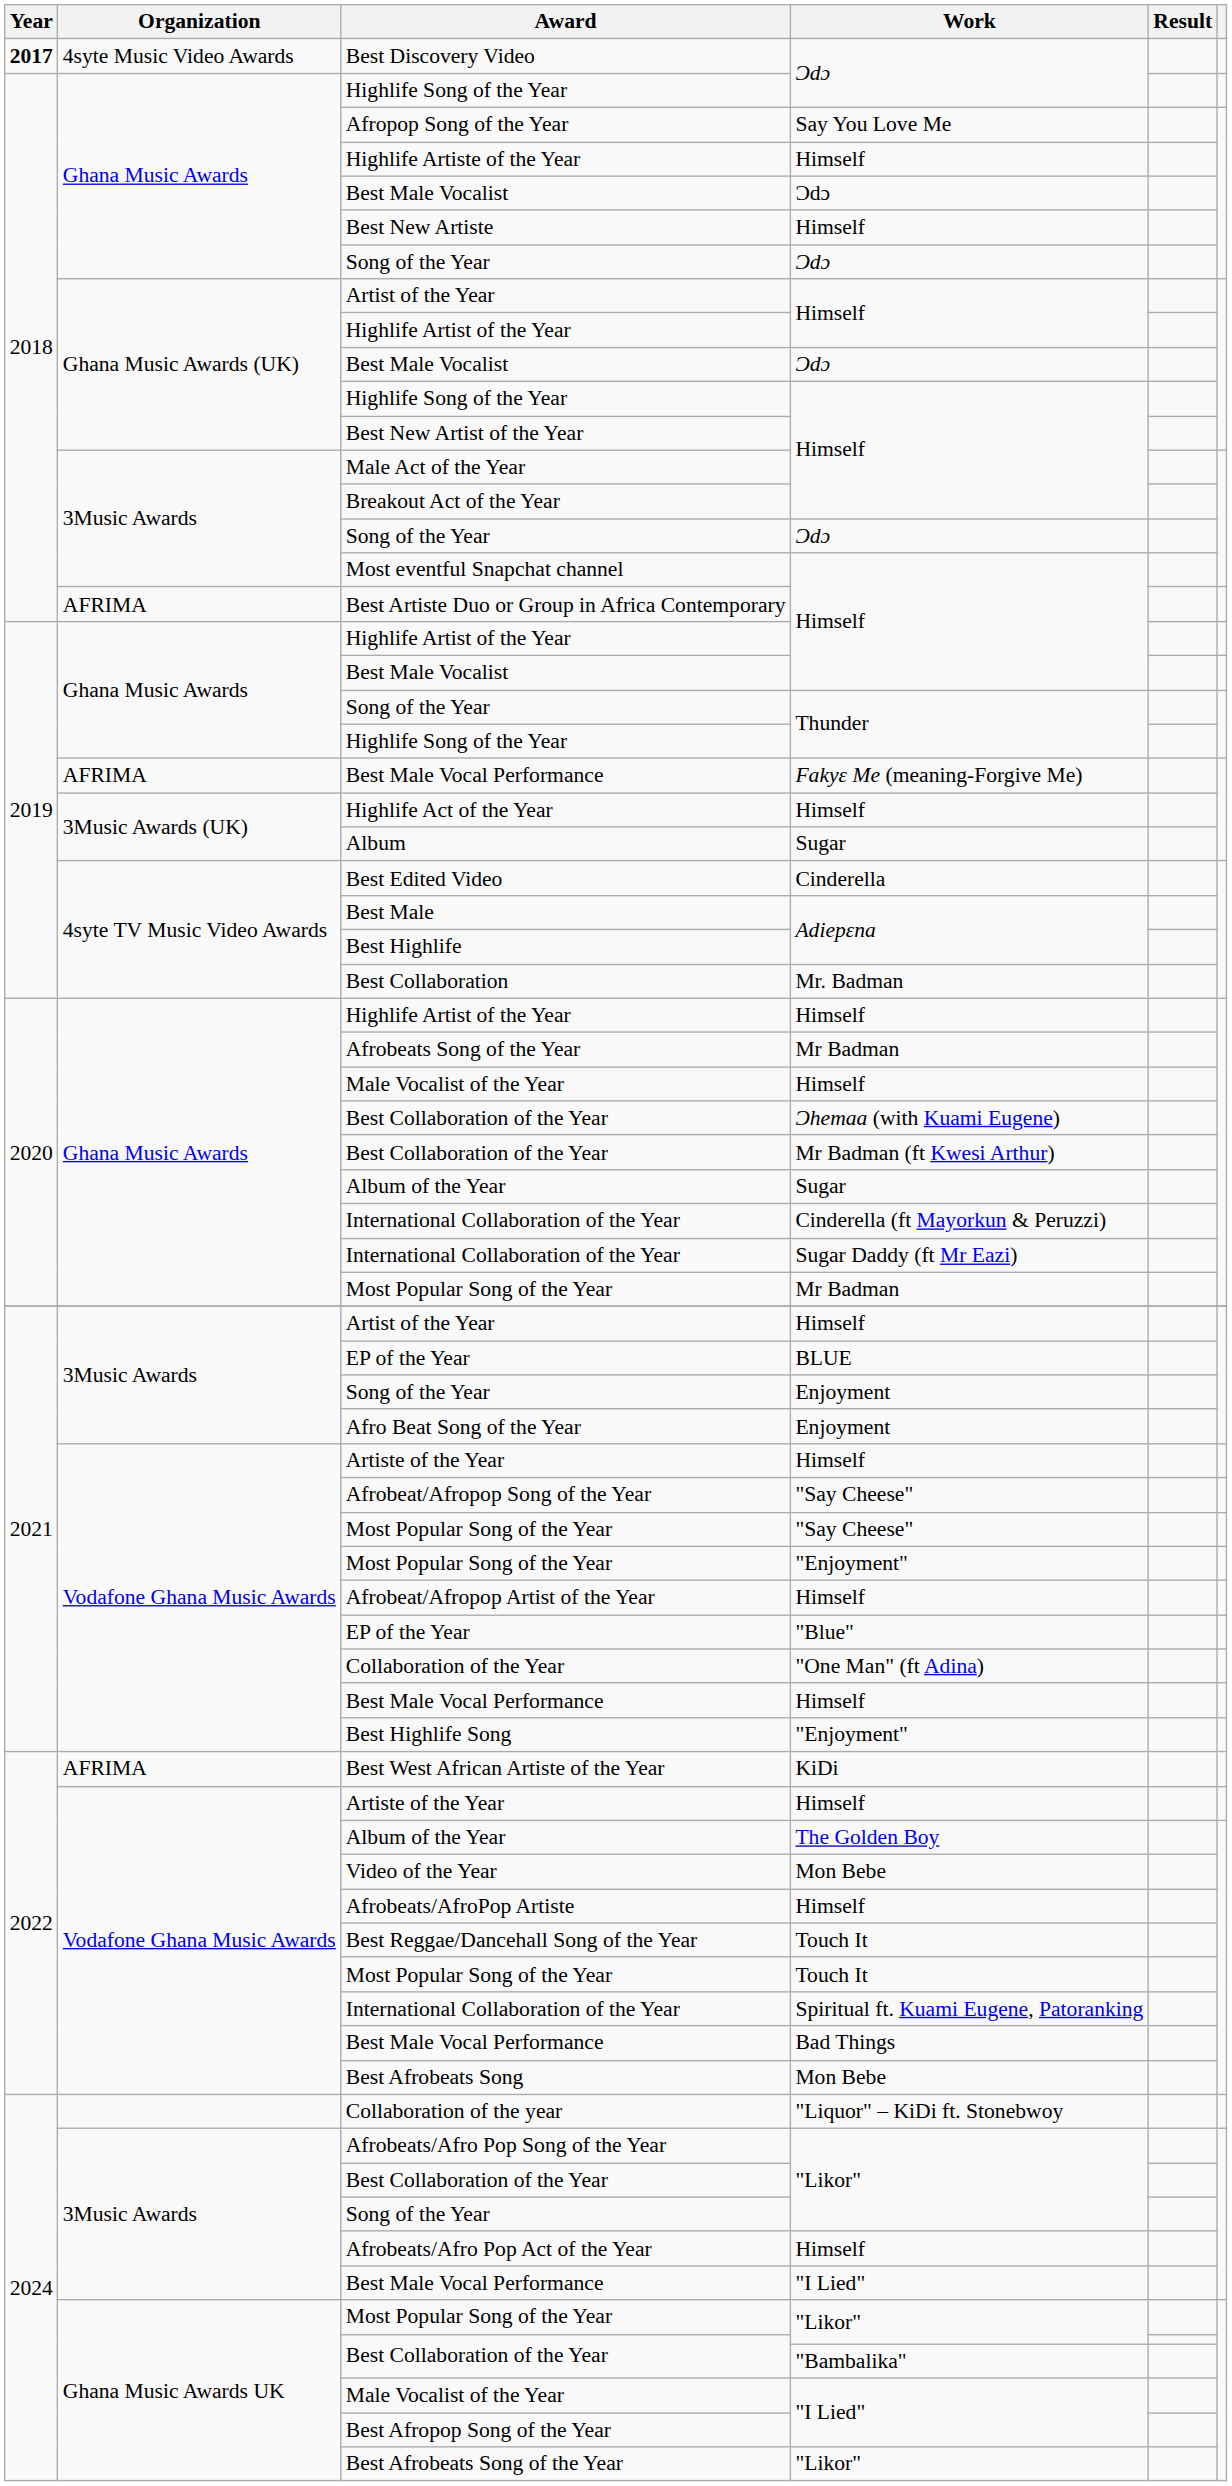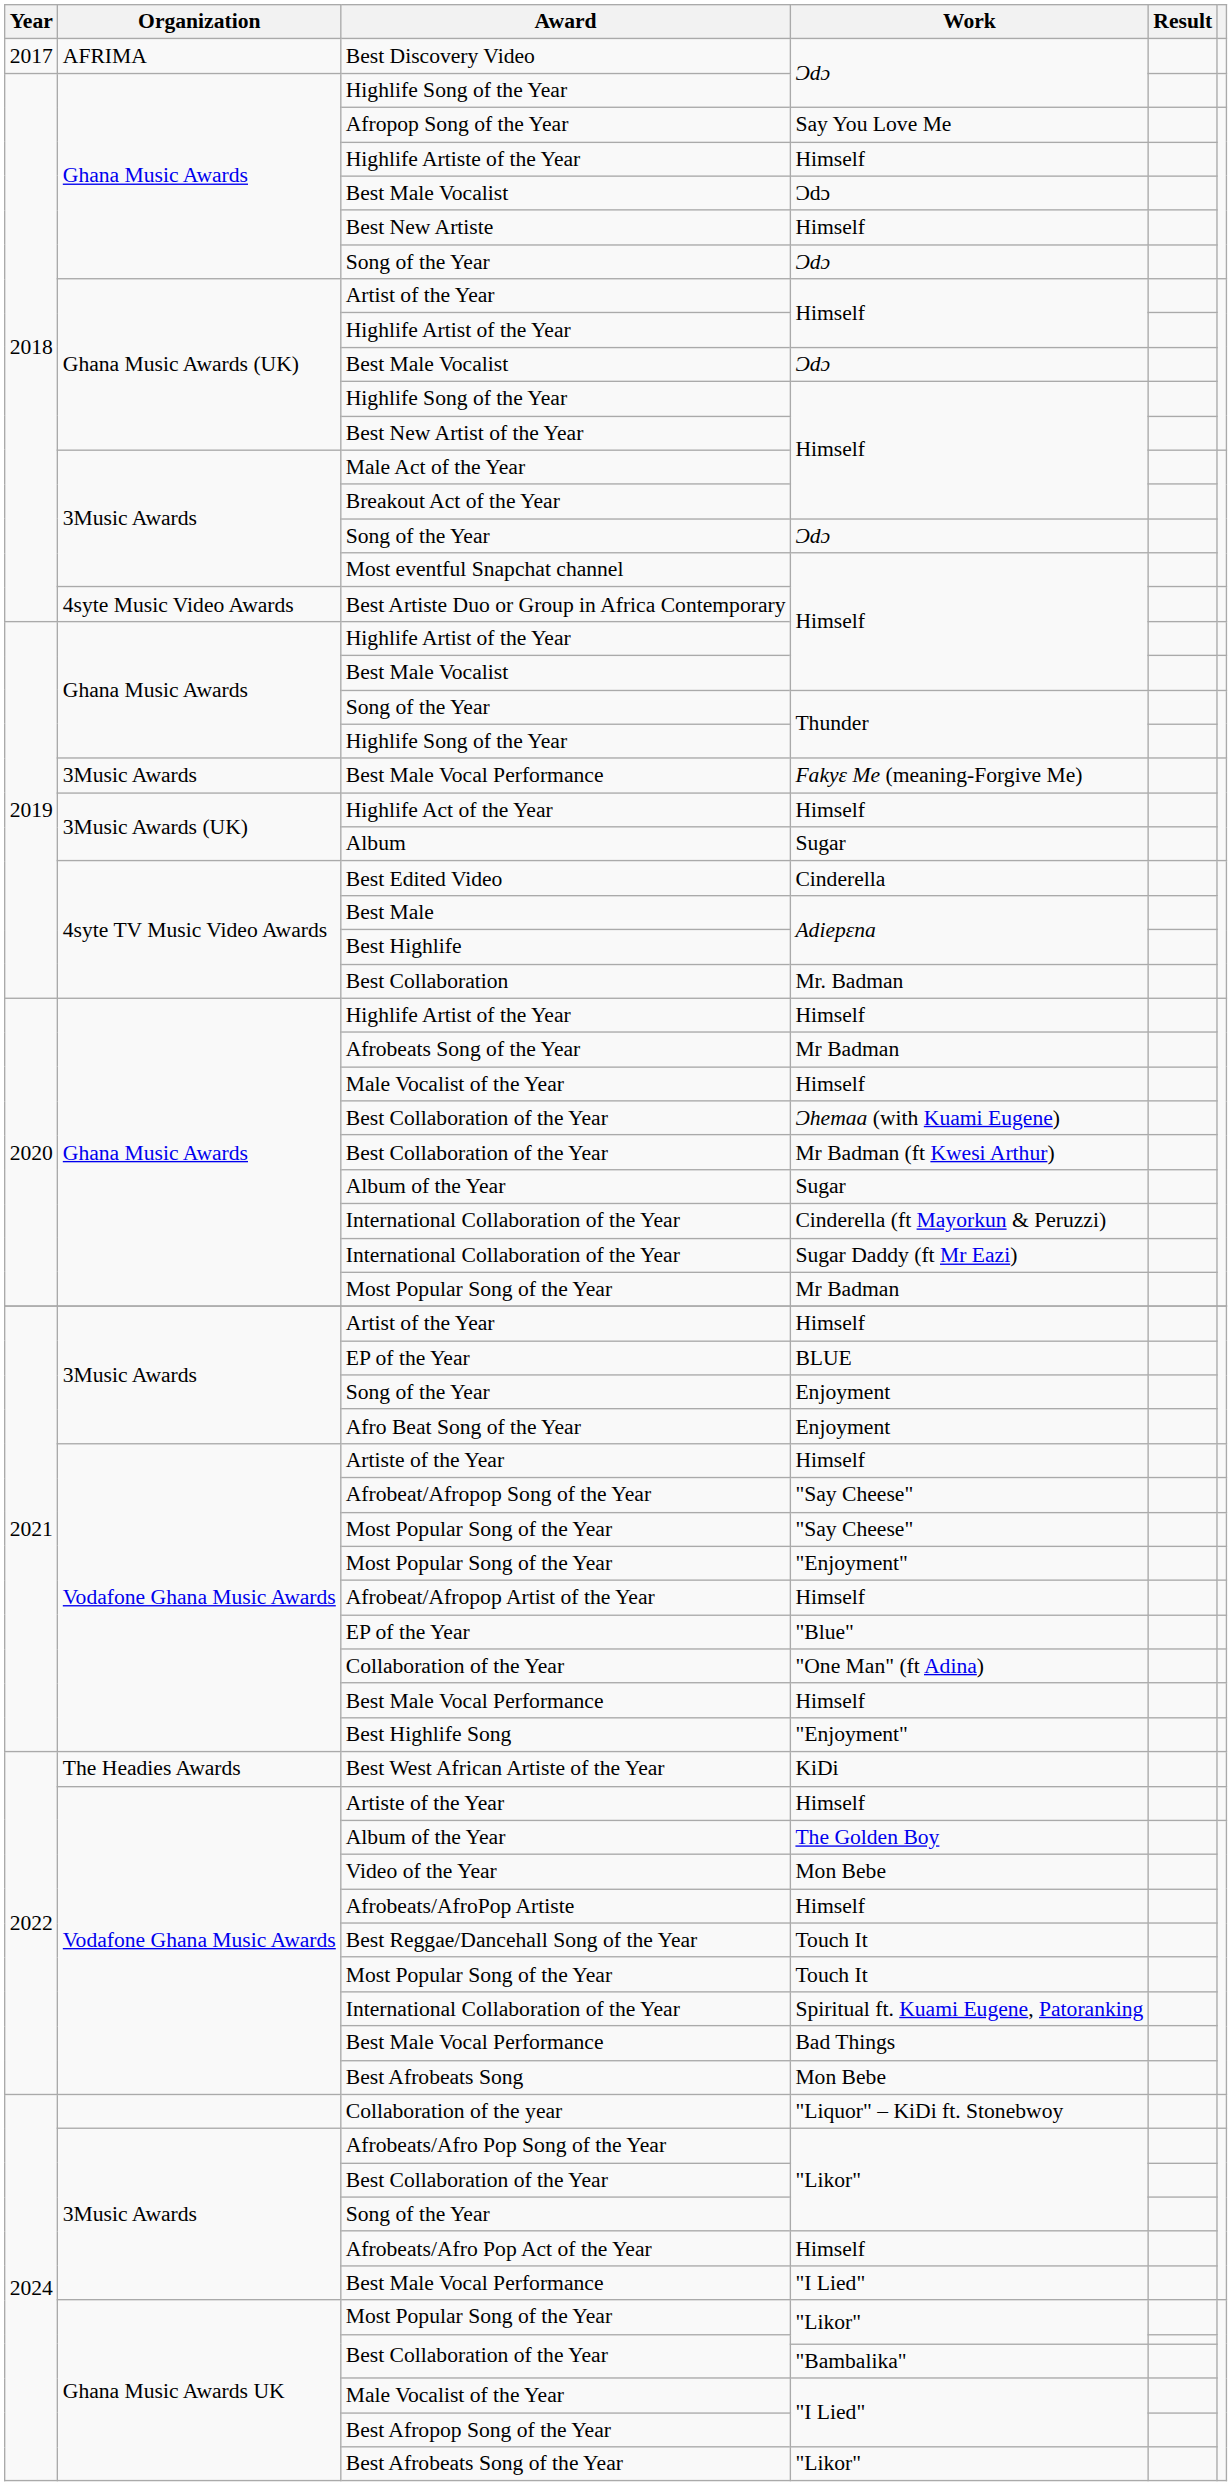(31, 55) bold -> (31, 55) normal
(178, 55) 4syte Music Video Awards -> (105, 55) AFRIMA
(105, 603) AFRIMA -> (178, 603) 4syte Music Video Awards
(105, 775) AFRIMA -> (130, 775) 3Music Awards
(105, 1768) AFRIMA -> (152, 1768) The Headies Awards
